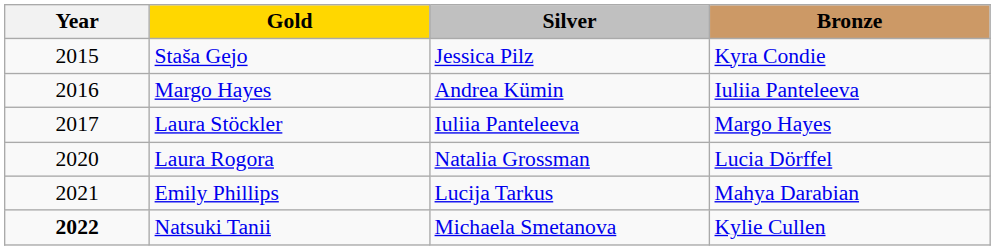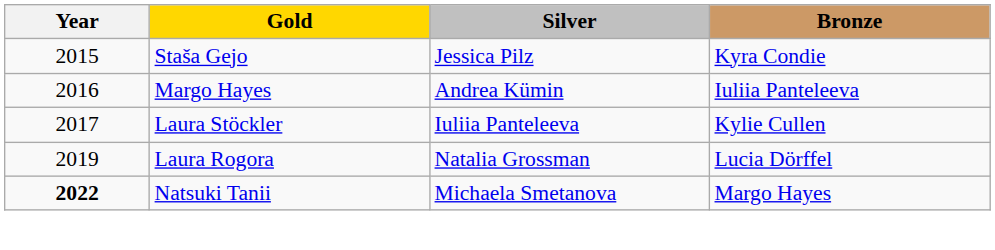(773, 124) Margo Hayes -> (770, 124) Kylie Cullen
(77, 158) 2020 -> (77, 158) 2019
- row: (217, 192)
(770, 227) Kylie Cullen -> (773, 192) Margo Hayes
